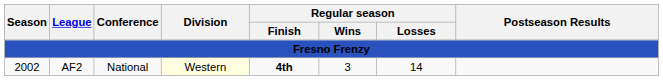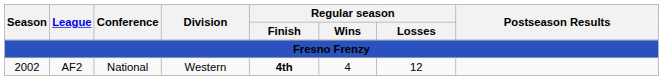(205, 67) lightyellow background -> (205, 67) no background
(348, 67) 3 -> (348, 67) 4
(416, 67) 14 -> (416, 67) 12
